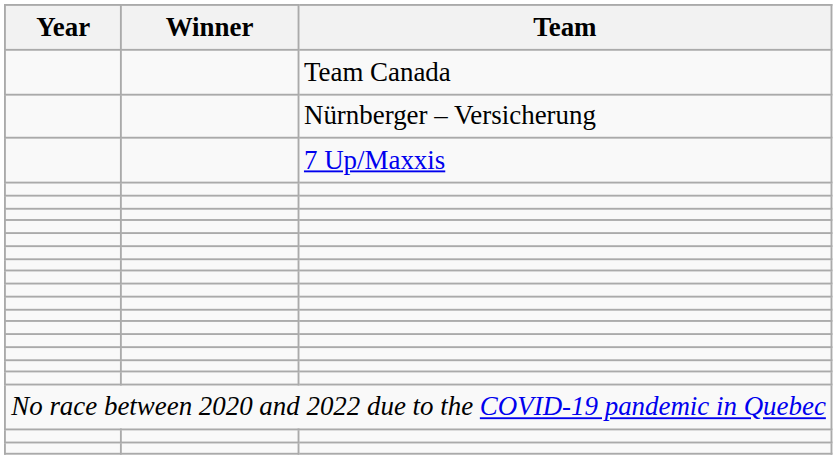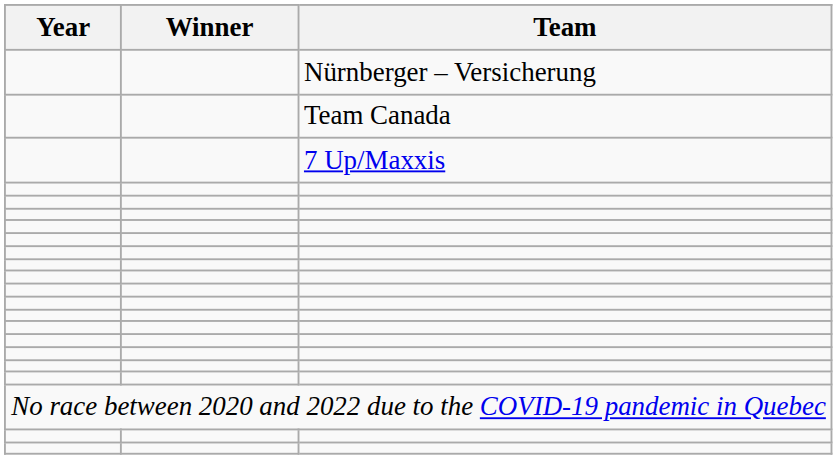rows swapped: (63, 72) <-> (63, 116)
